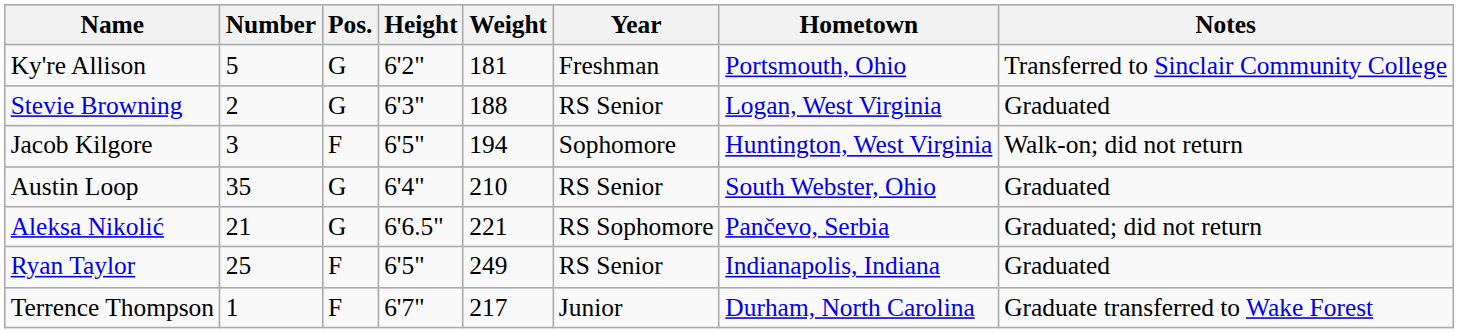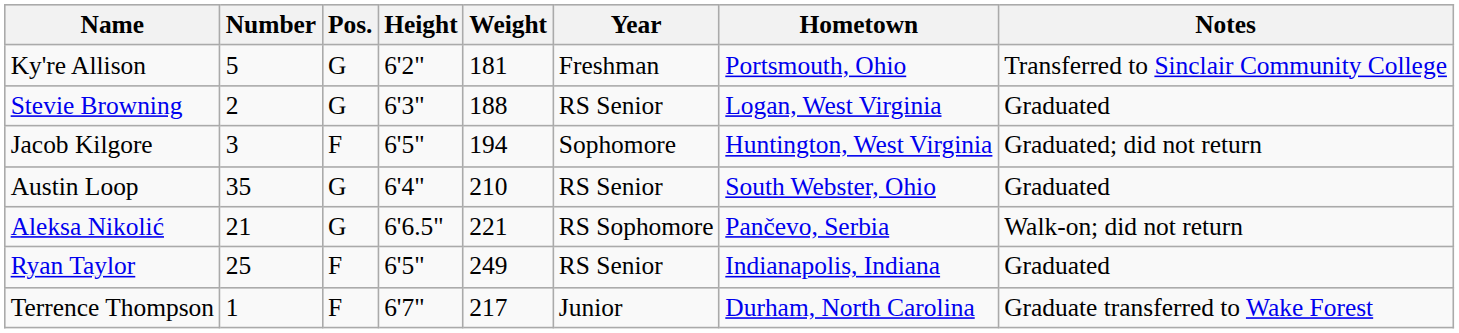(1124, 145) Walk-on; did not return -> (1133, 145) Graduated; did not return
(1133, 226) Graduated; did not return -> (1124, 226) Walk-on; did not return
